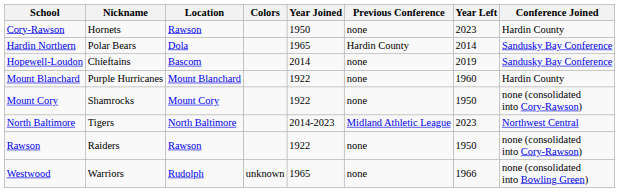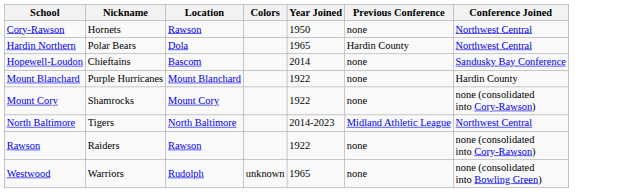- column: (476, 12)
(533, 29) Hardin County -> (494, 29) Northwest Central
(557, 45) Sandusky Bay Conference -> (494, 45) Northwest Central
